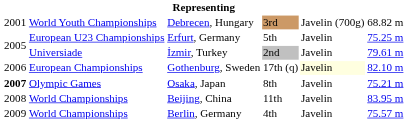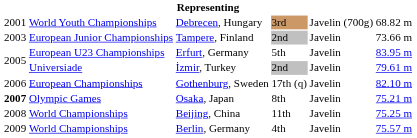+ row: (215, 37)
(385, 37) 75.25 m -> (394, 52) 83.95 m
(317, 68) lightyellow background -> (325, 83) no background
(385, 98) 83.95 m -> (394, 113) 75.25 m
